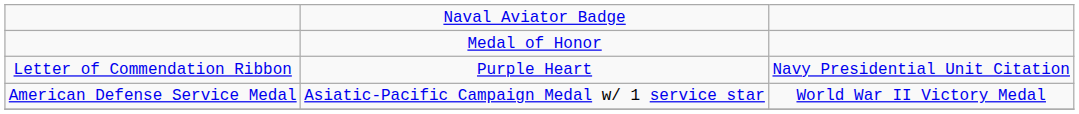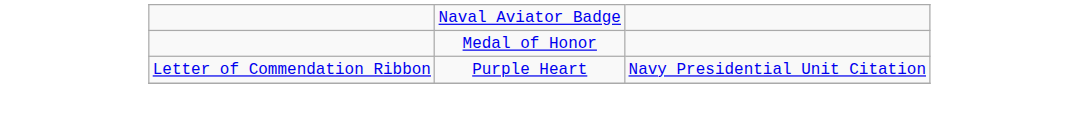- row: (153, 96)
